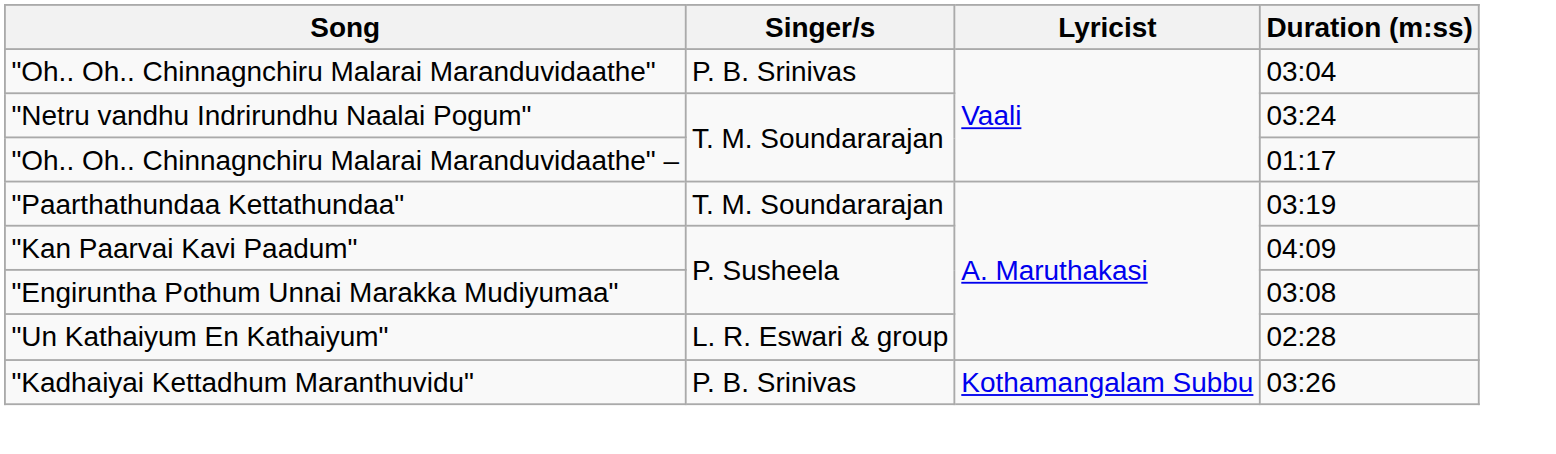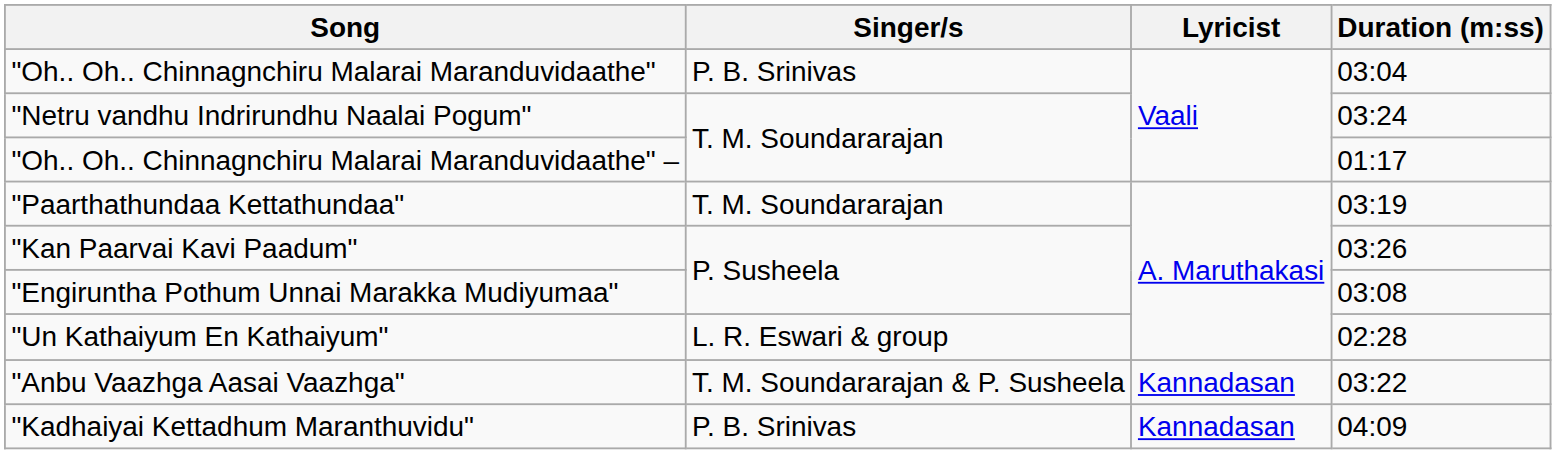(1301, 249) 04:09 -> (1372, 249) 03:26
+ row: (208, 381)
(1107, 381) Kothamangalam Subbu -> (1216, 426) Kannadasan
(1301, 381) 03:26 -> (1372, 426) 04:09
